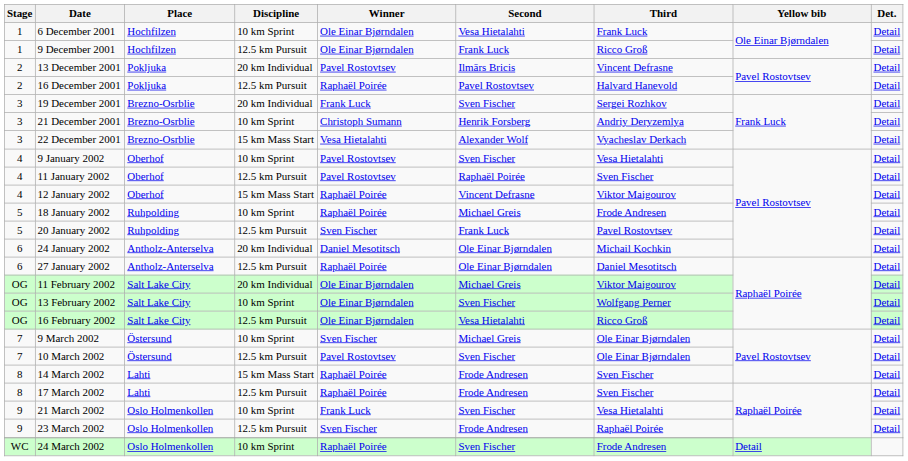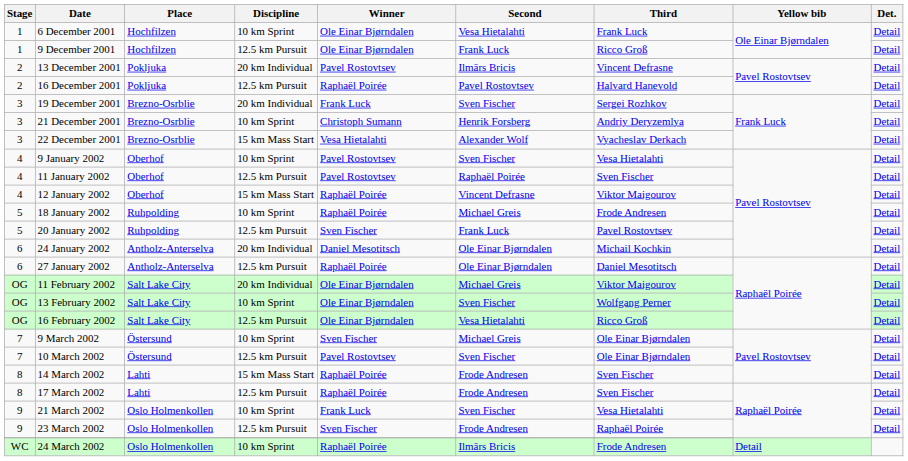(487, 446) Sven Fischer -> (487, 446) Ilmārs Bricis
